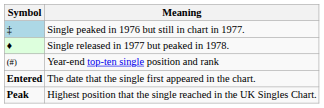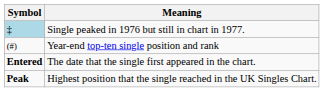- row: (138, 45)
